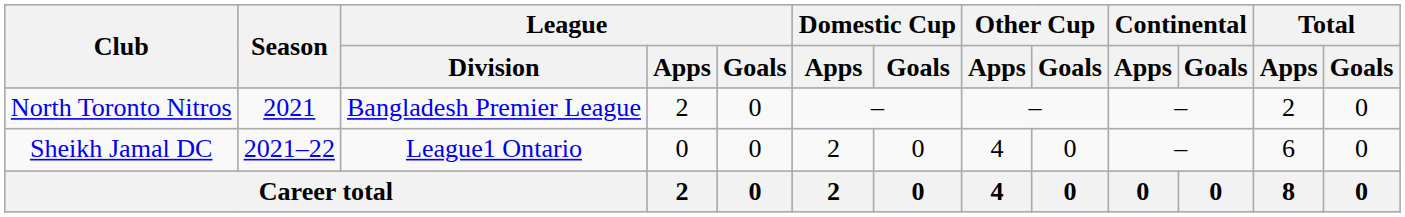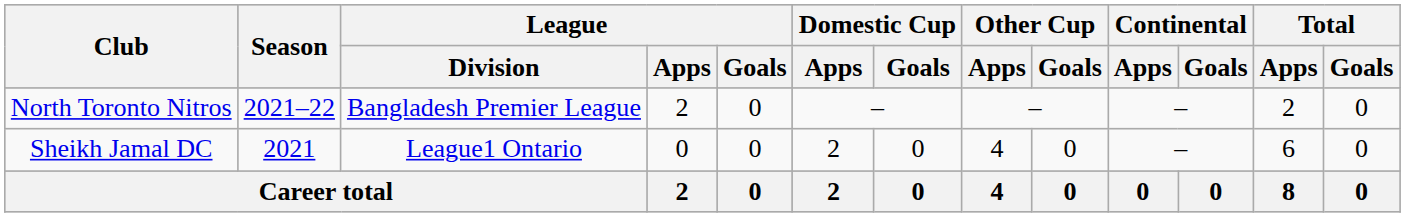(289, 107) 2021 -> (289, 107) 2021–22
(289, 149) 2021–22 -> (289, 149) 2021
